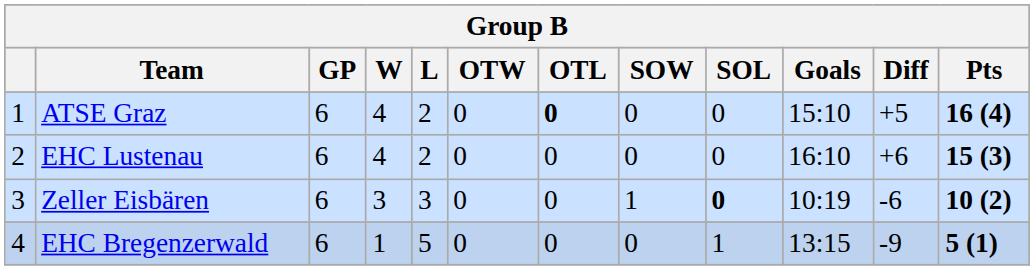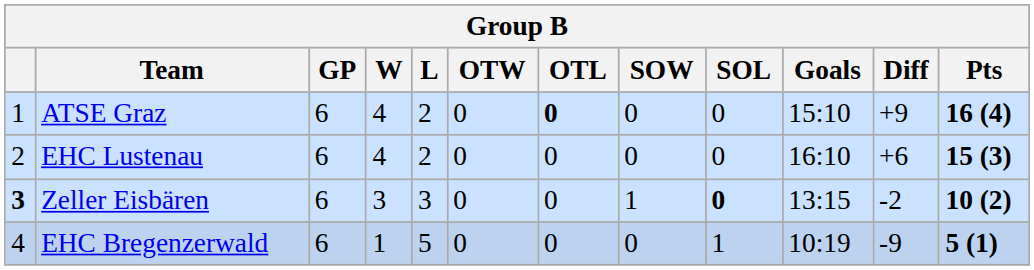(894, 112) +5 -> (894, 112) +9
(18, 199) normal -> (18, 199) bold
(820, 199) 10:19 -> (820, 199) 13:15
(890, 199) -6 -> (890, 199) -2
(820, 243) 13:15 -> (820, 243) 10:19
